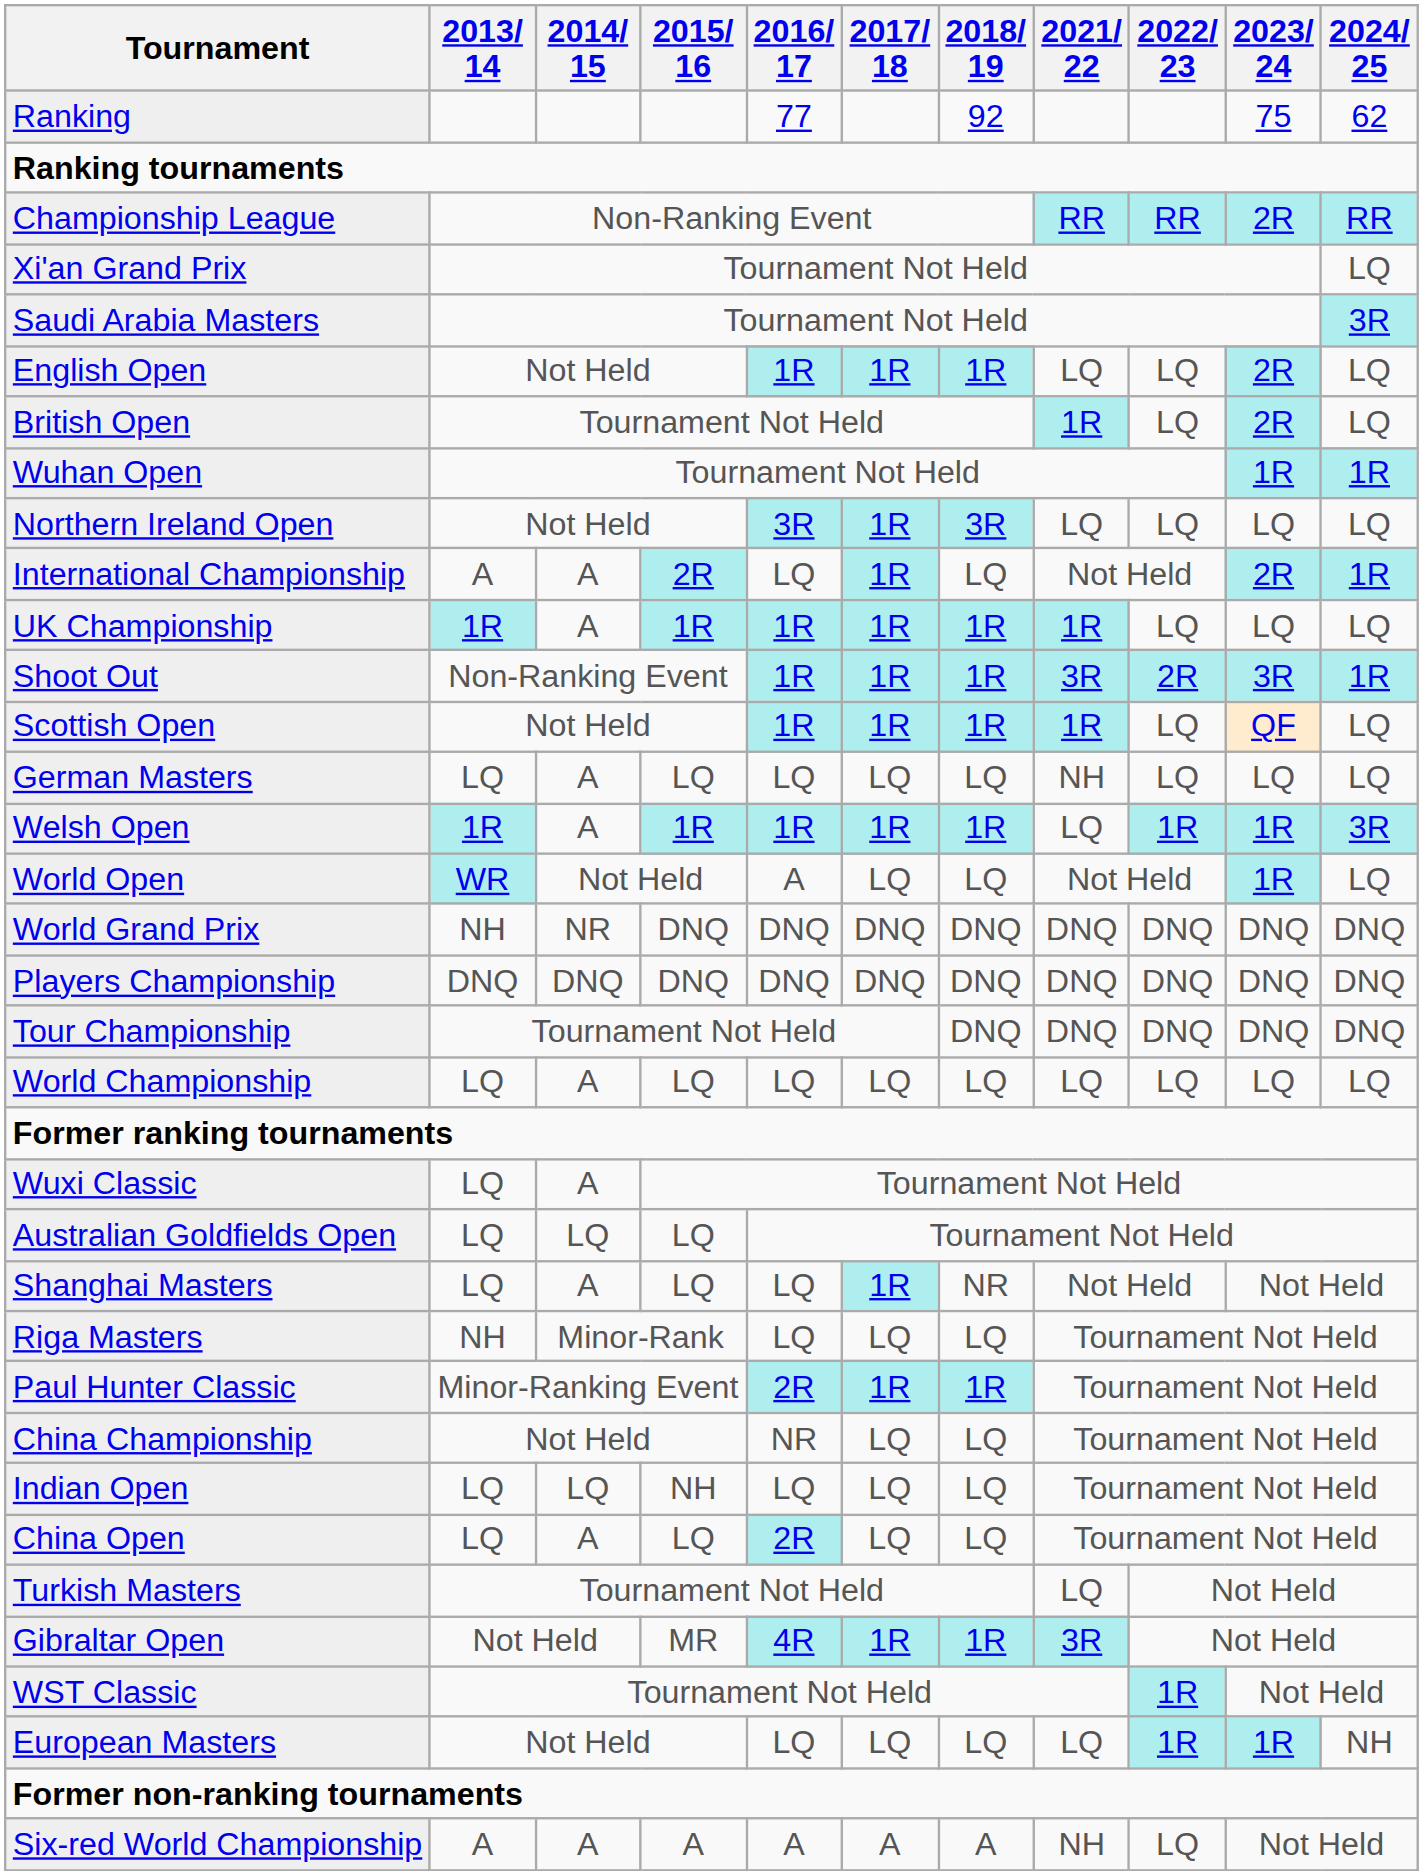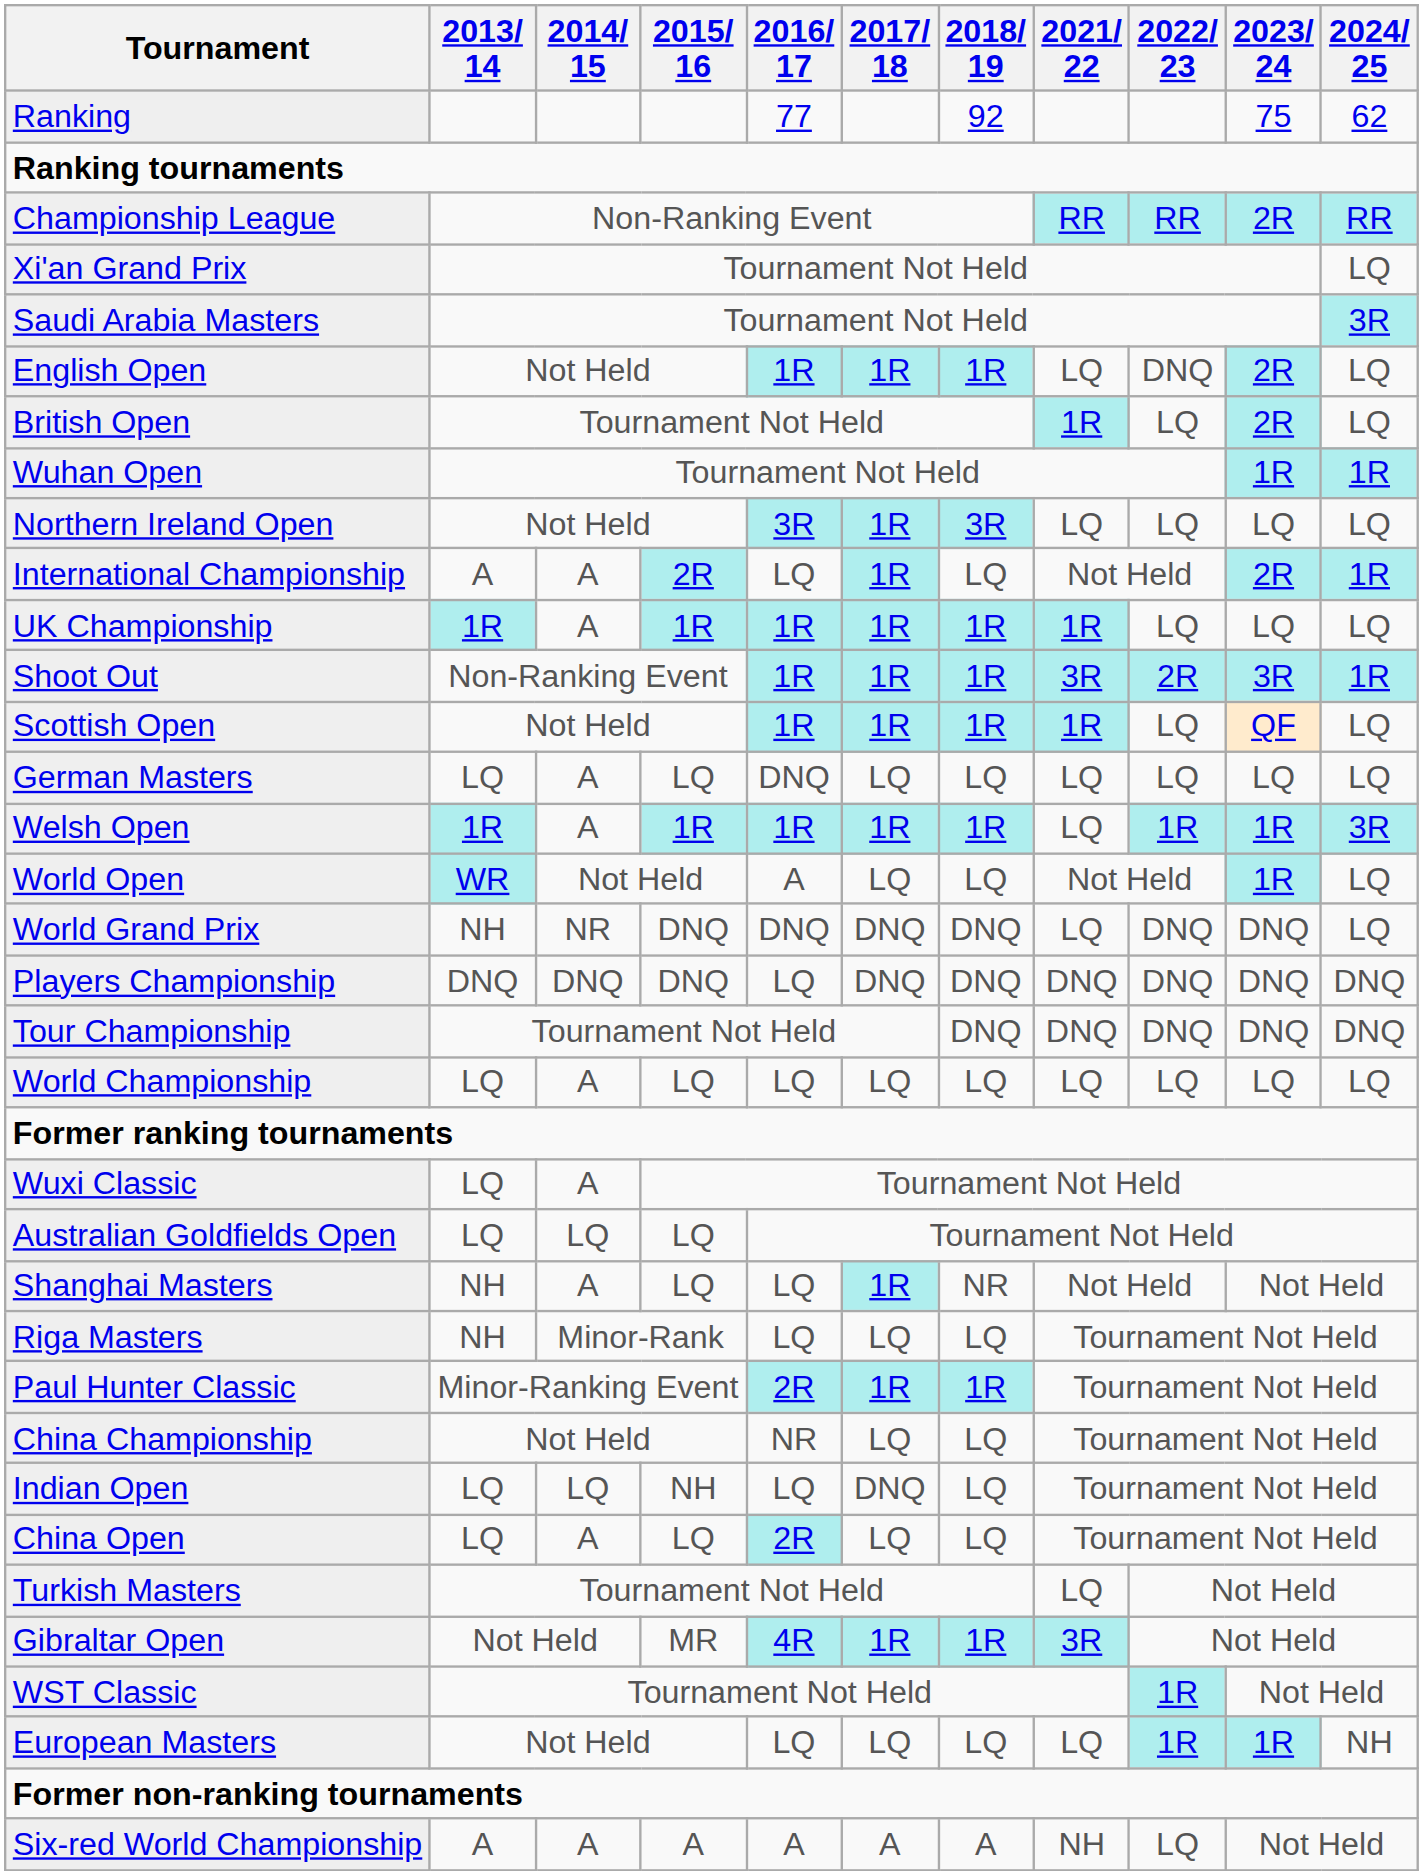(1178, 371) LQ -> (1178, 371) DNQ
(794, 777) LQ -> (794, 777) DNQ
(1082, 777) NH -> (1082, 777) LQ
(1082, 929) DNQ -> (1082, 929) LQ
(1369, 929) DNQ -> (1369, 929) LQ
(794, 980) DNQ -> (794, 980) LQ
(483, 1285) LQ -> (483, 1285) NH
(890, 1488) LQ -> (890, 1488) DNQ
